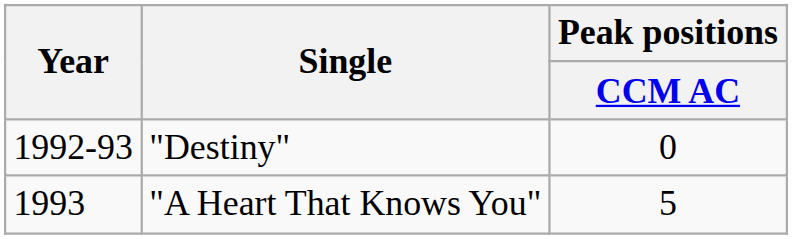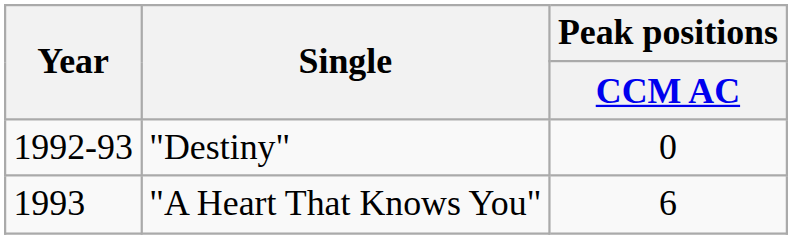(668, 203) 5 -> (668, 203) 6
